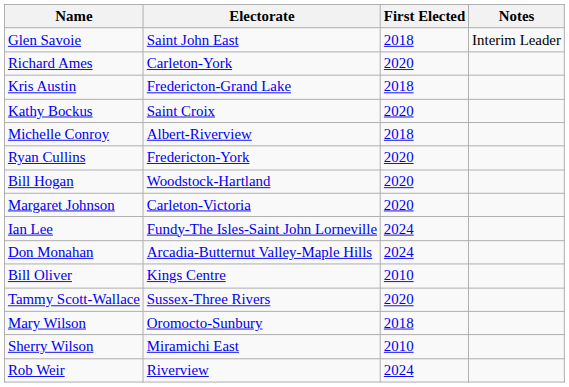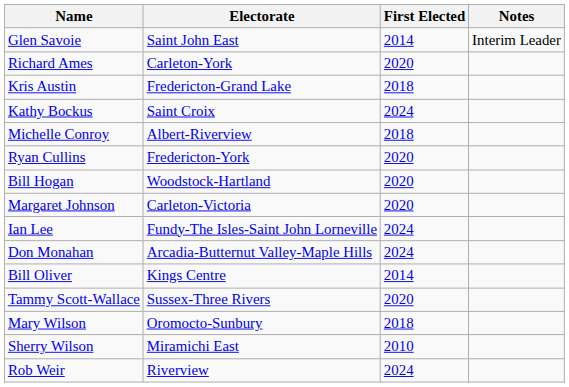(399, 39) 2018 -> (399, 39) 2014
(399, 110) 2020 -> (399, 110) 2024
(399, 275) 2010 -> (399, 275) 2014
